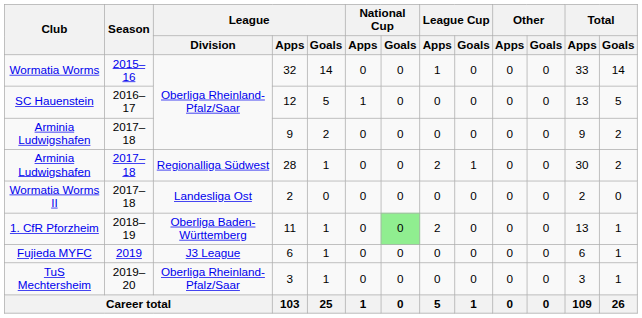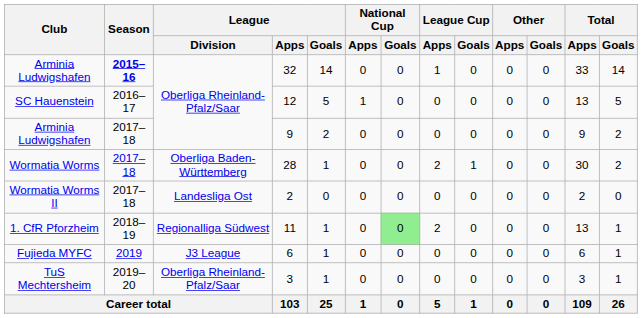(54, 70) Wormatia Worms -> (54, 70) Arminia Ludwigshafen
(129, 70) normal -> (129, 70) bold
(54, 165) Arminia Ludwigshafen -> (54, 165) Wormatia Worms
(213, 165) Regionalliga Südwest -> (213, 165) Oberliga Baden-Württemberg
(213, 228) Oberliga Baden-Württemberg -> (213, 228) Regionalliga Südwest
